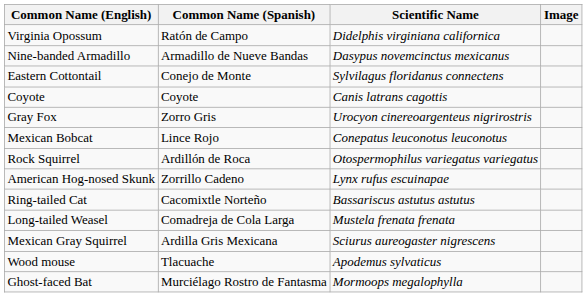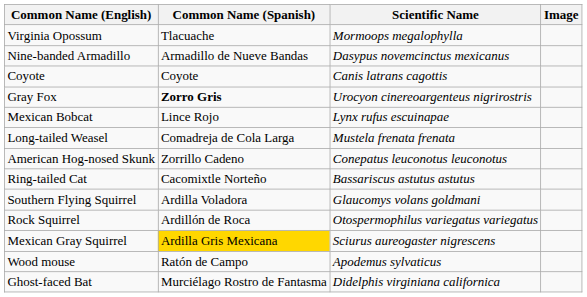(204, 35) Ratón de Campo -> (188, 35) Tlacuache
(416, 35) Didelphis virginiana californica -> (398, 35) Mormoops megalophylla
- row: (54, 76)
(188, 117) normal -> (191, 96) bold
(420, 138) Conepatus leuconotus leuconotus -> (391, 117) Lynx rufus escuinapae
rows swapped: (58, 220) <-> (44, 158)
(391, 179) Lynx rufus escuinapae -> (420, 158) Conepatus leuconotus leuconotus
+ row: (72, 199)
(219, 240) no background -> (219, 240) gold background
(188, 261) Tlacuache -> (204, 261) Ratón de Campo
(398, 281) Mormoops megalophylla -> (416, 281) Didelphis virginiana californica
